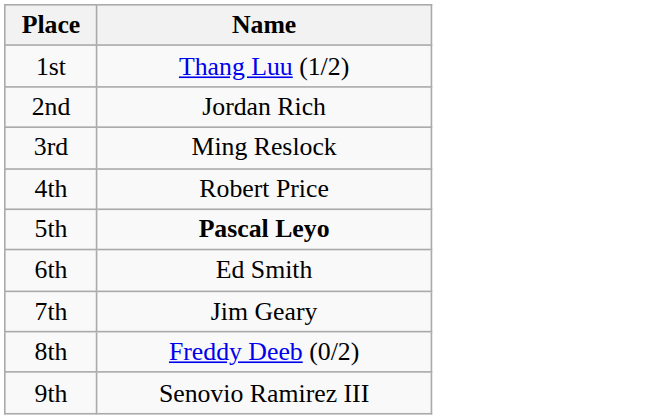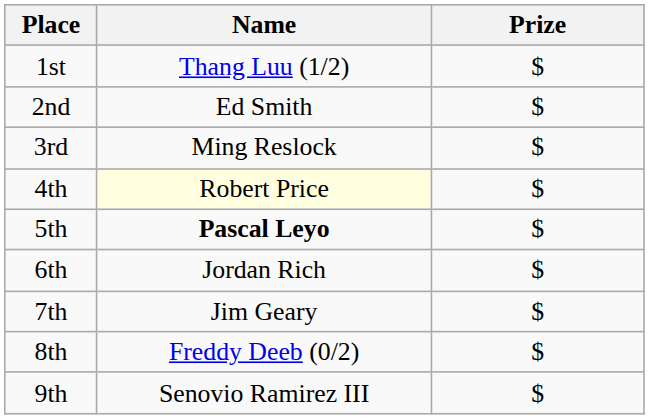+ column: (538, 24)
(264, 106) Jordan Rich -> (264, 106) Ed Smith
(264, 188) no background -> (264, 188) lightyellow background
(264, 270) Ed Smith -> (264, 270) Jordan Rich
